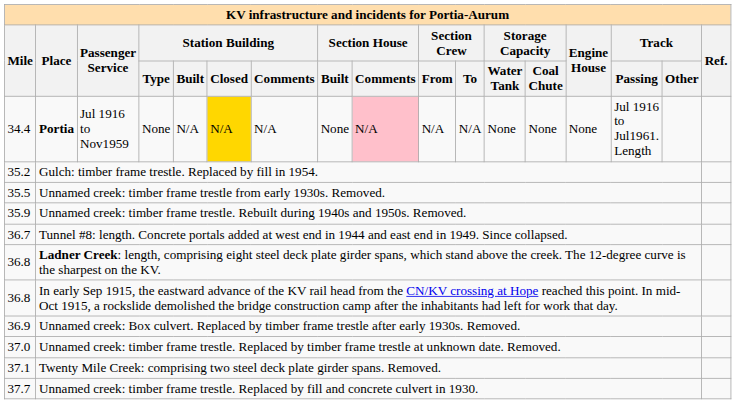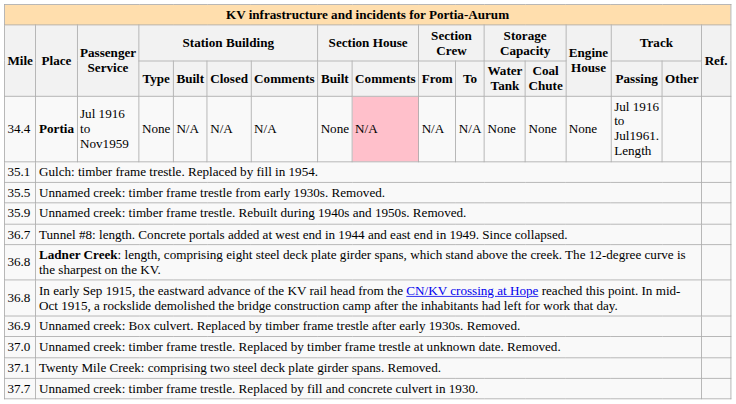(221, 128) gold background -> (221, 128) no background
(19, 171) 35.2 -> (19, 171) 35.1
